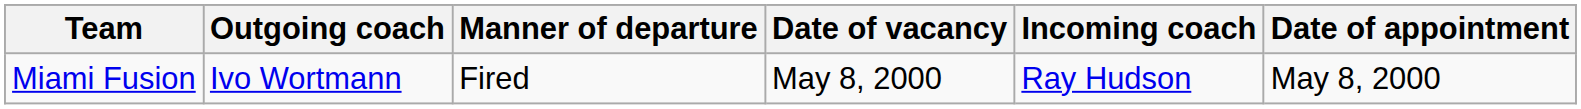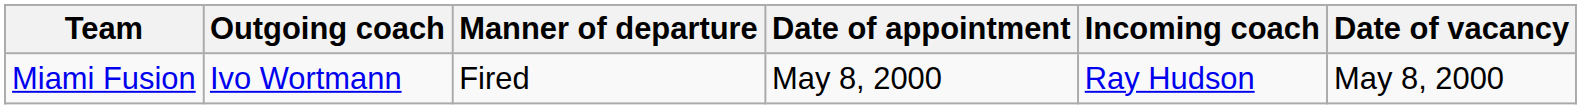columns swapped: (890, 28) <-> (1420, 28)
